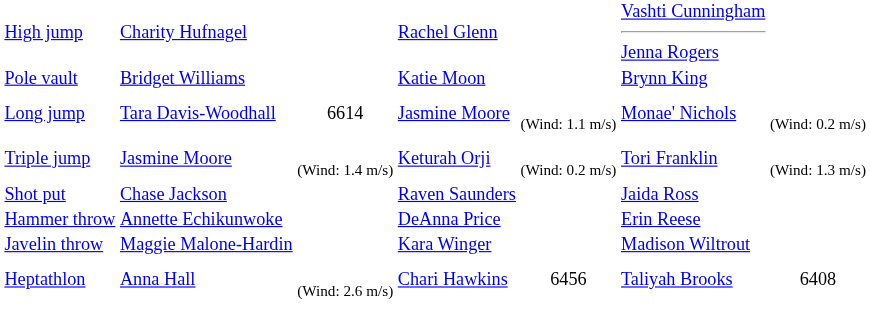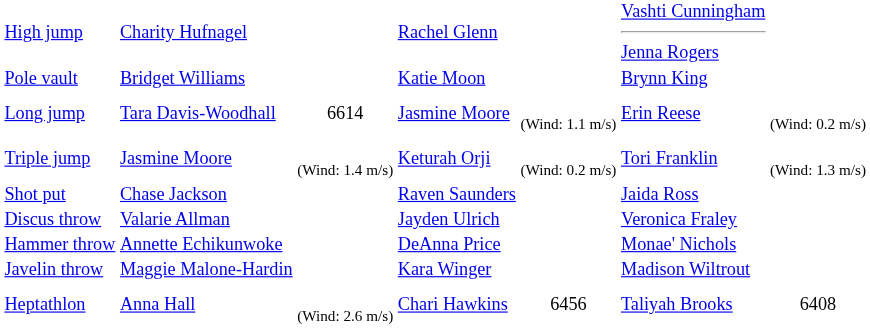(679, 113) Monae' Nichols -> (661, 113) Erin Reese
+ row: (53, 219)
(661, 219) Erin Reese -> (679, 244) Monae' Nichols
